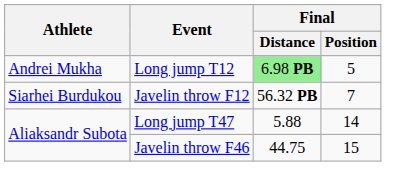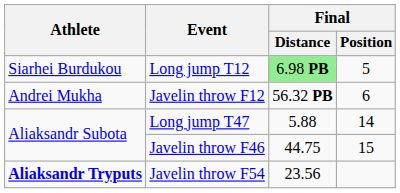(55, 69) Andrei Mukha -> (65, 69) Siarhei Burdukou
(65, 95) Siarhei Burdukou -> (55, 95) Andrei Mukha
(351, 95) 7 -> (366, 95) 6
+ row: (207, 174)
